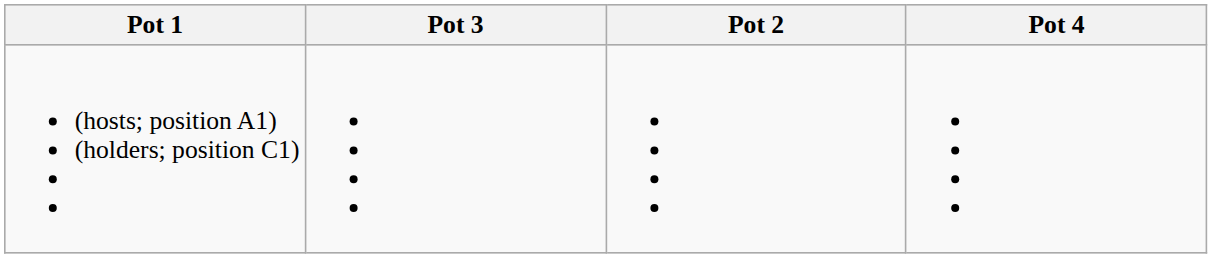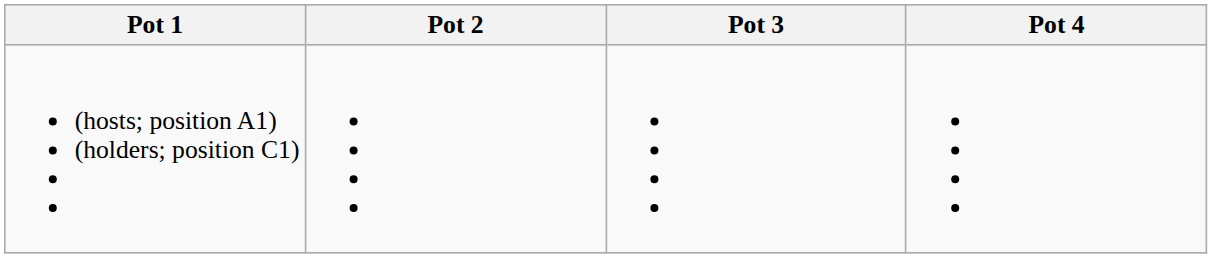columns swapped: (756, 24) <-> (456, 24)
